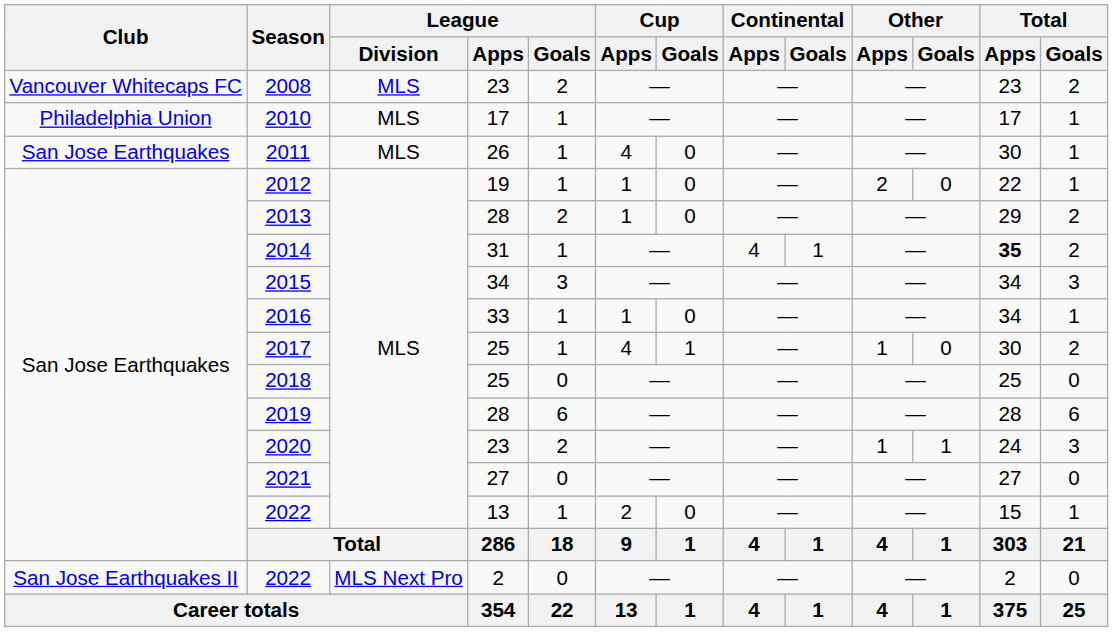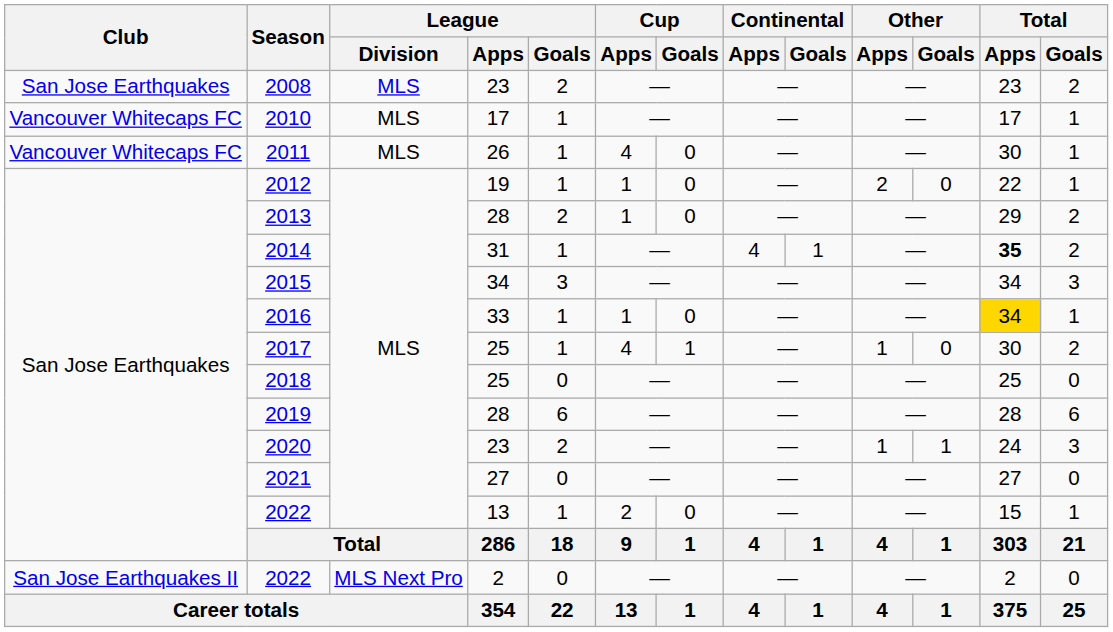(126, 86) Vancouver Whitecaps FC -> (126, 86) San Jose Earthquakes
(126, 119) Philadelphia Union -> (126, 119) Vancouver Whitecaps FC
(126, 151) San Jose Earthquakes -> (126, 151) Vancouver Whitecaps FC
(1010, 315) no background -> (1010, 315) gold background
